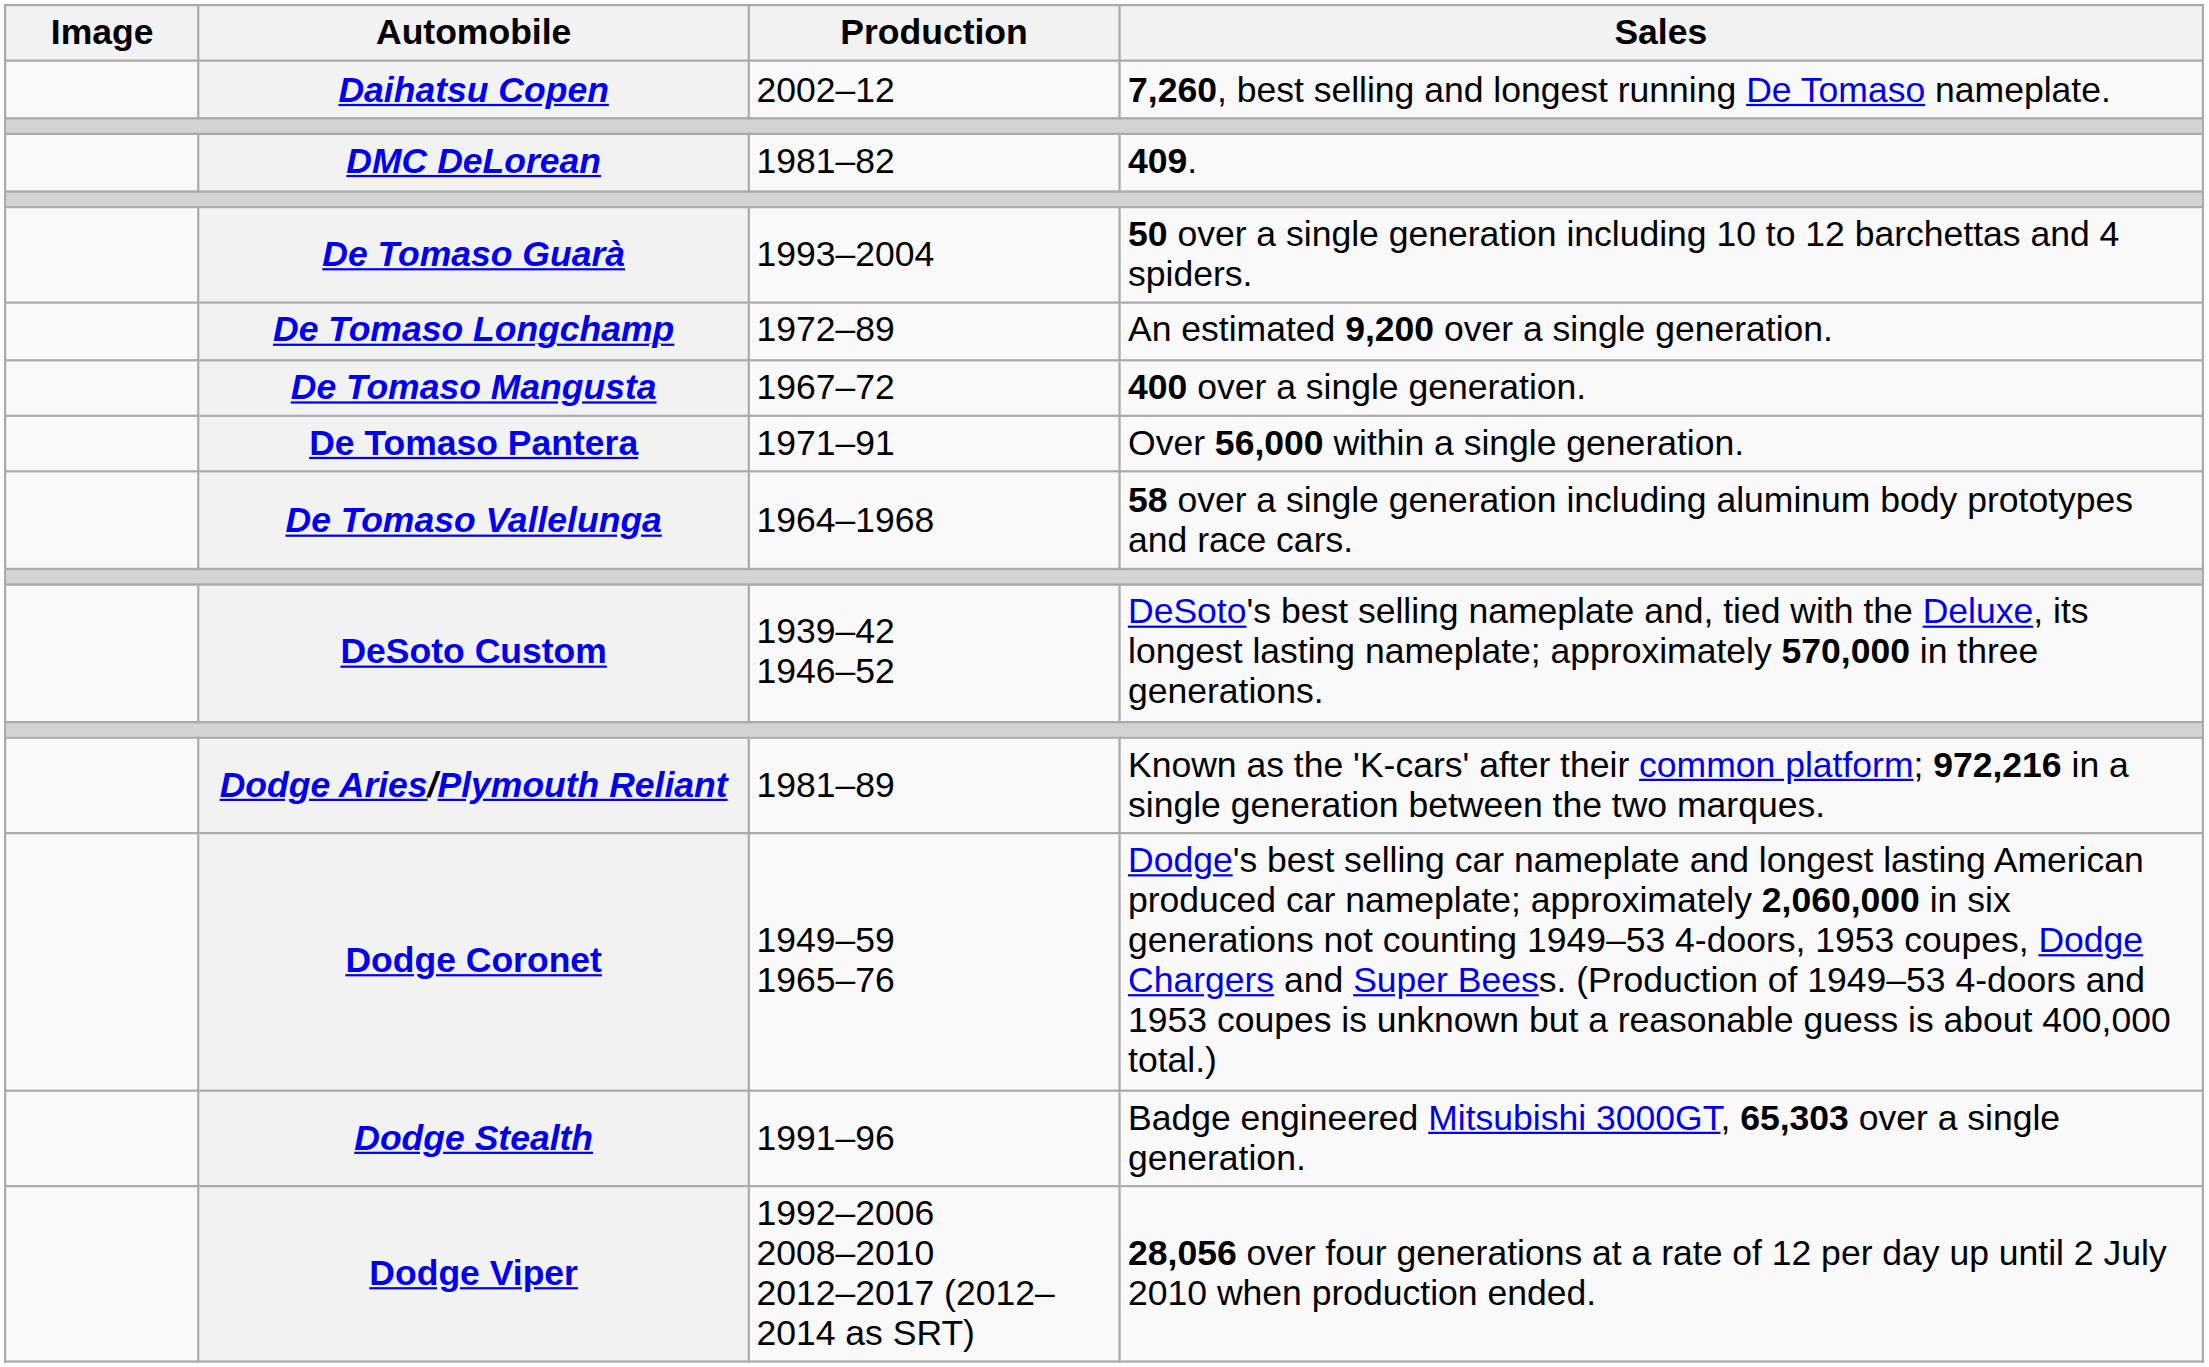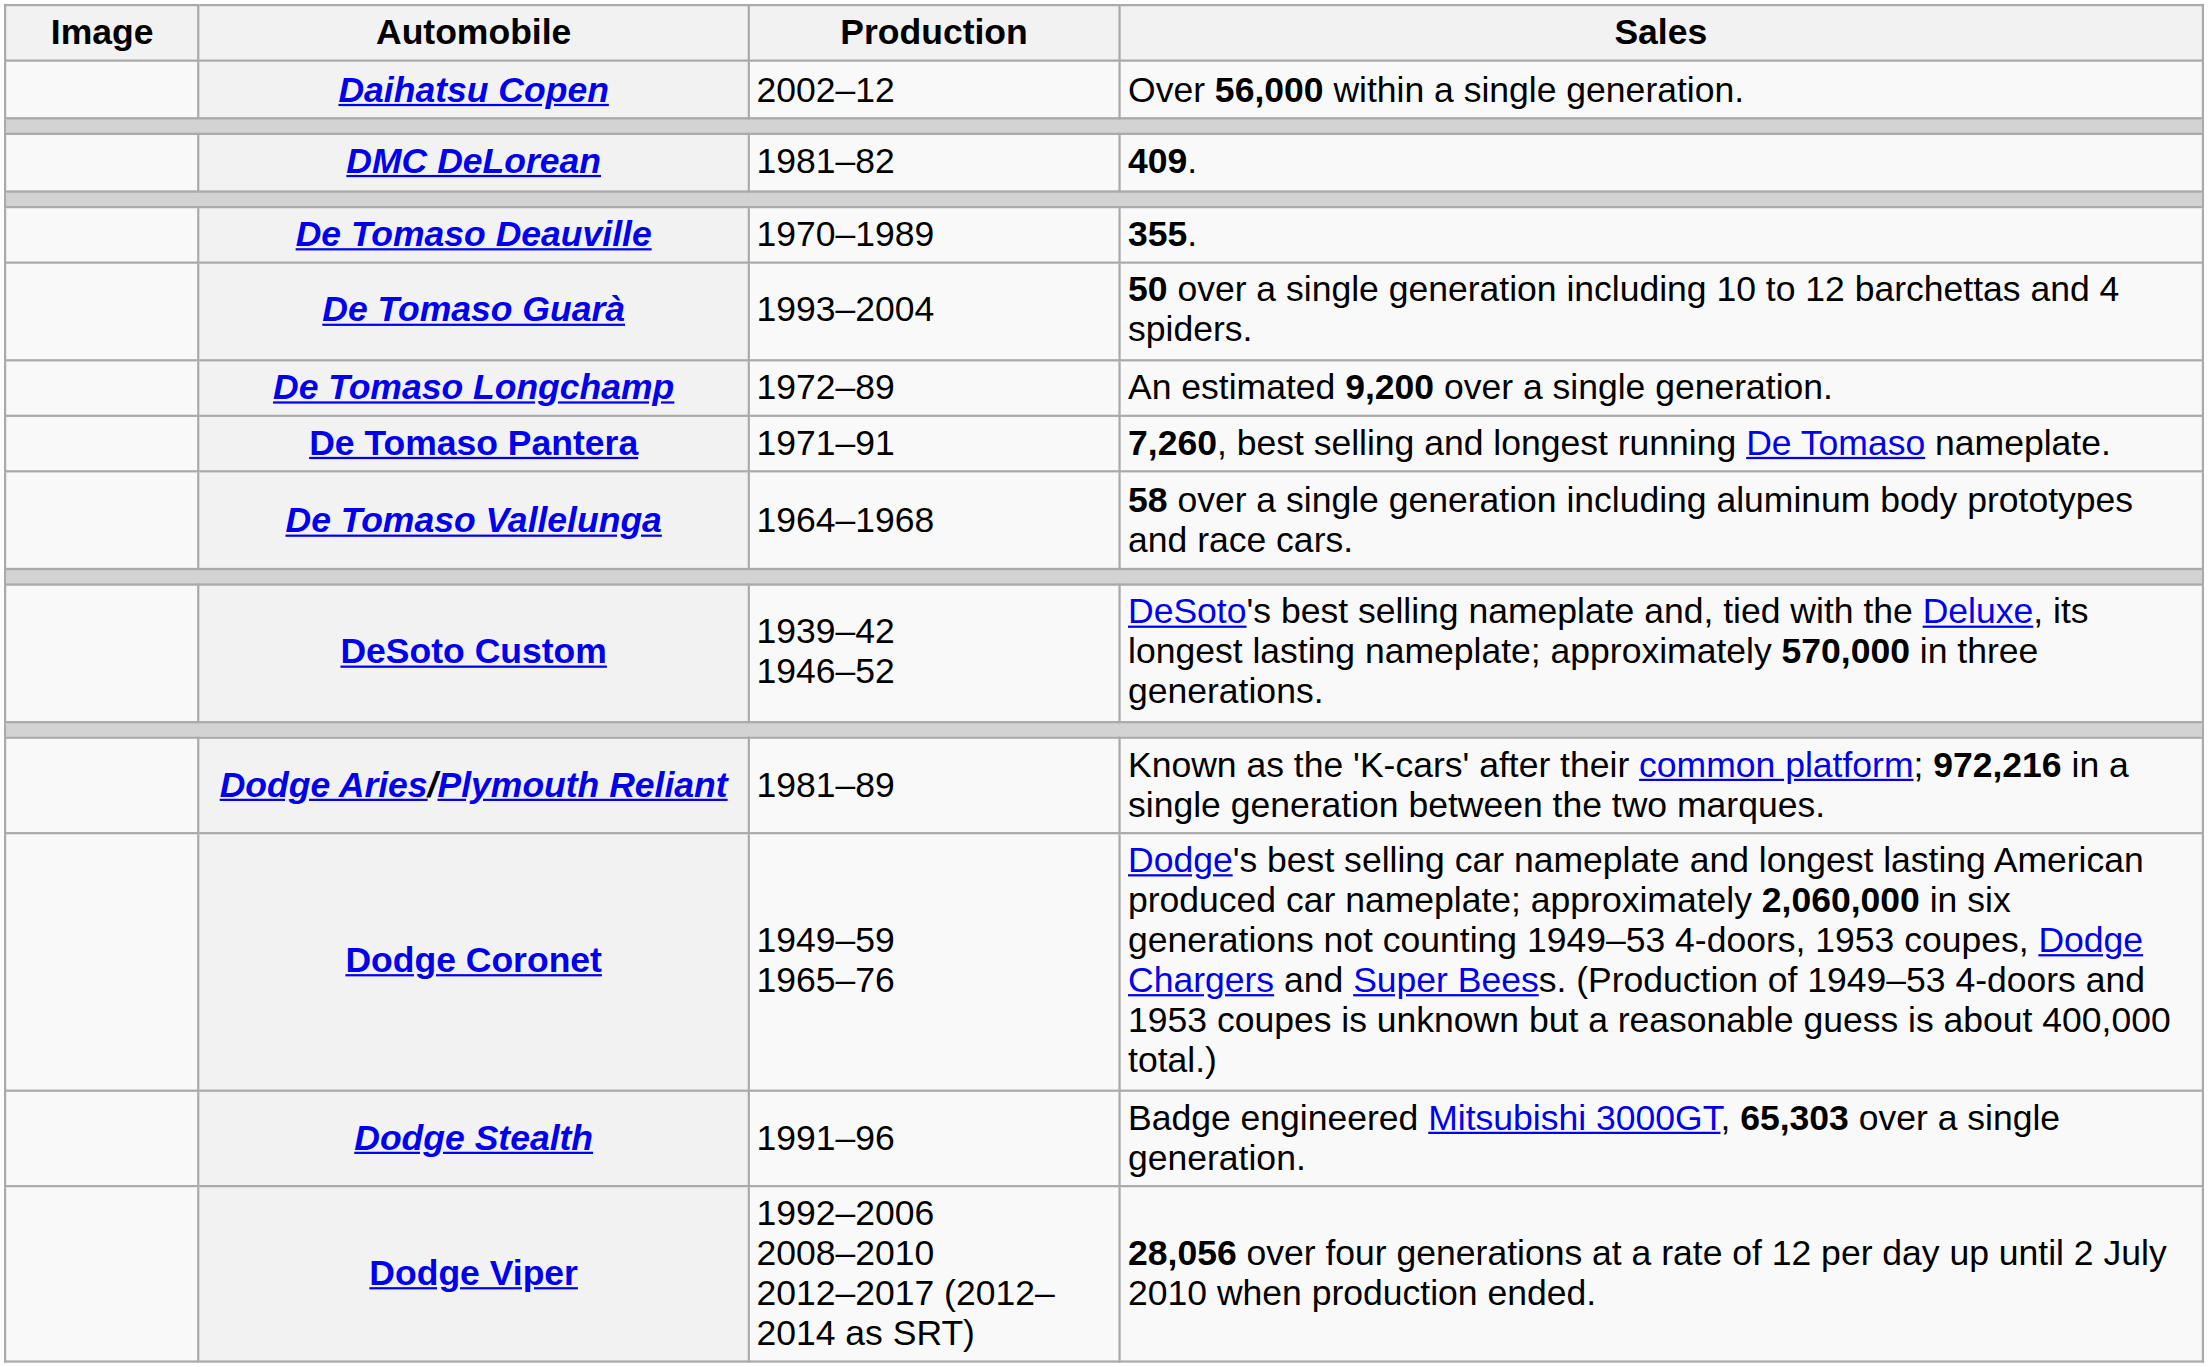(1619, 88) 7,260, best selling and longest running De Tomaso nameplate. -> (1436, 88) Over 56,000 within a single generation.
+ row: (474, 234)
- row: (474, 387)
(1436, 443) Over 56,000 within a single generation. -> (1619, 443) 7,260, best selling and longest running De Tomaso nameplate.
